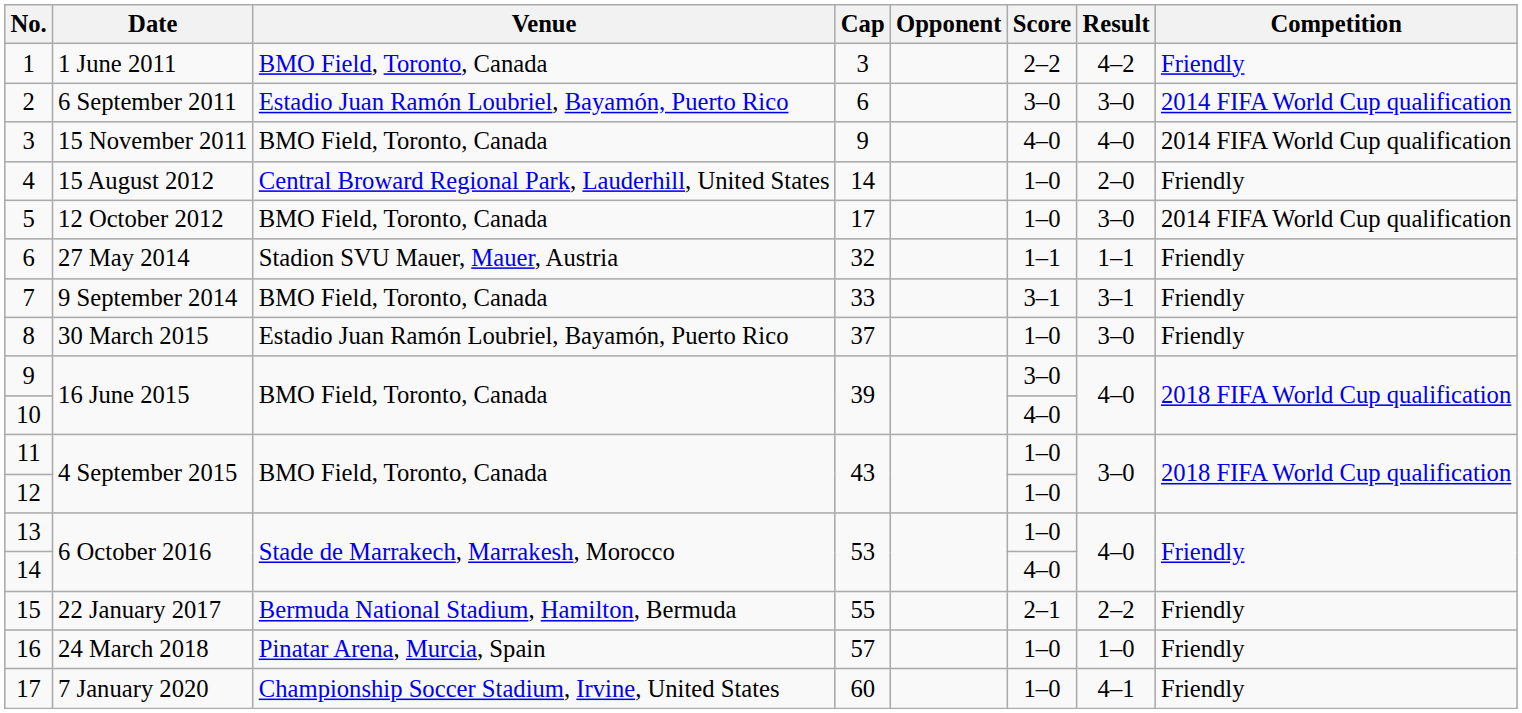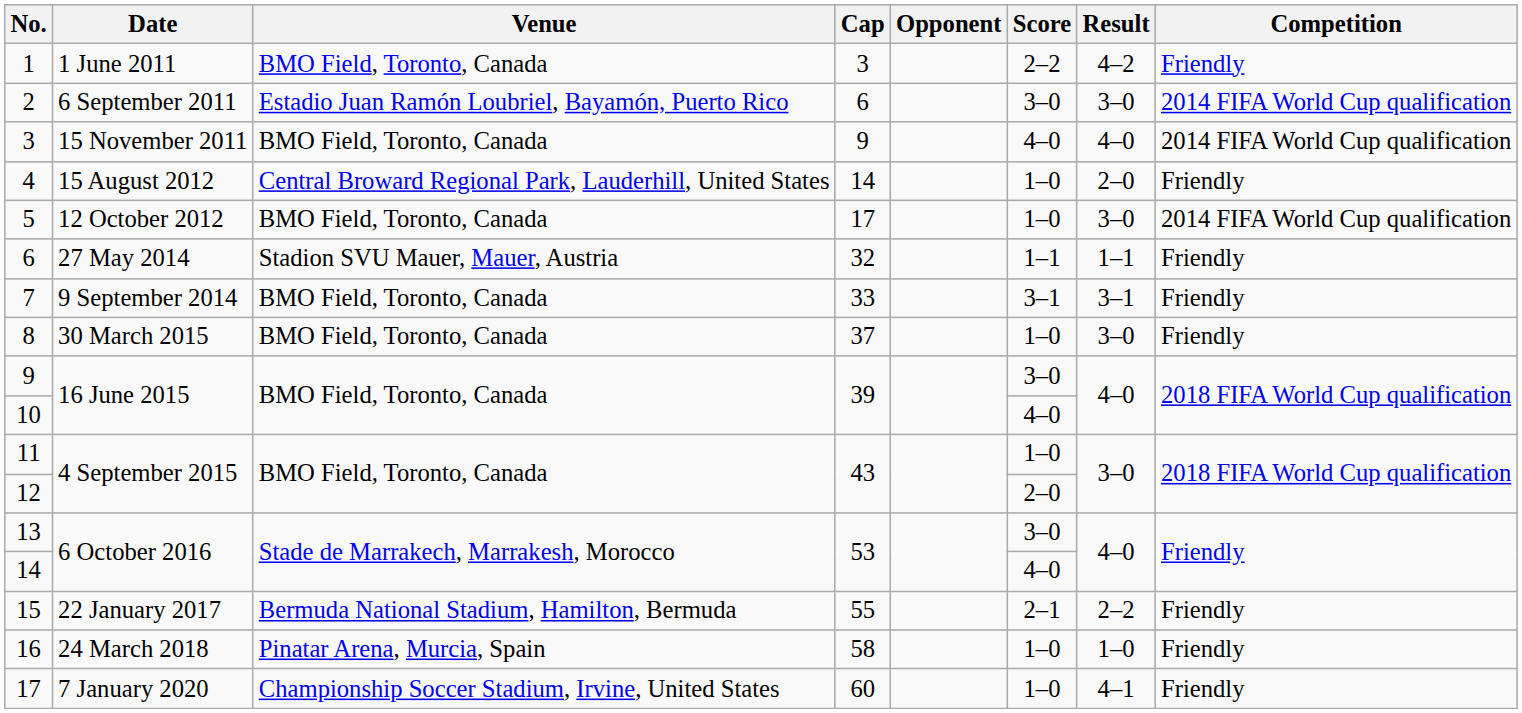(524, 336) Estadio Juan Ramón Loubriel, Bayamón, Puerto Rico -> (403, 336) BMO Field, Toronto, Canada
(1042, 492) 1–0 -> (1042, 492) 2–0
(1042, 532) 1–0 -> (1042, 532) 3–0
(863, 649) 57 -> (863, 649) 58
